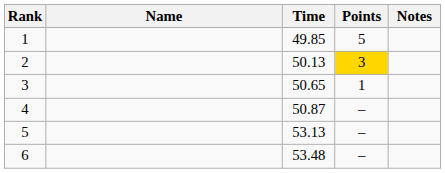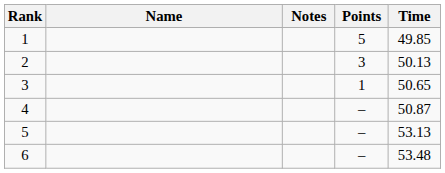columns swapped: (309, 16) <-> (414, 16)
(362, 62) gold background -> (362, 62) no background
